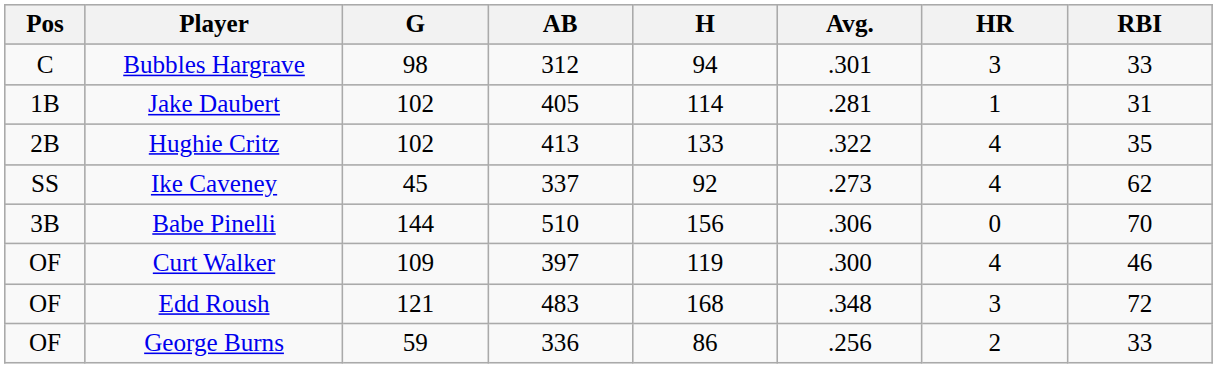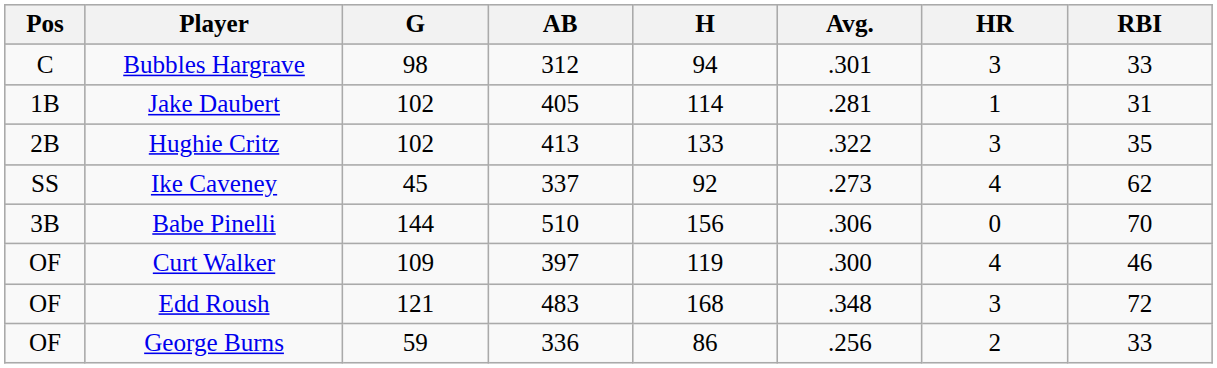(995, 143) 4 -> (995, 143) 3
